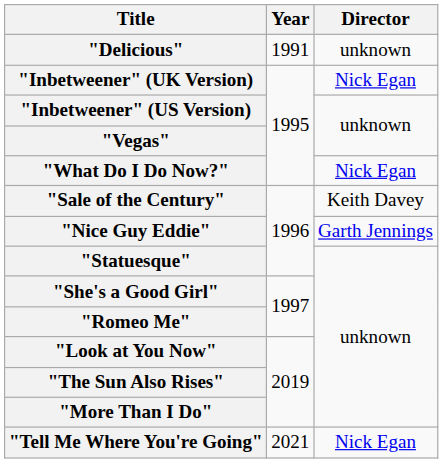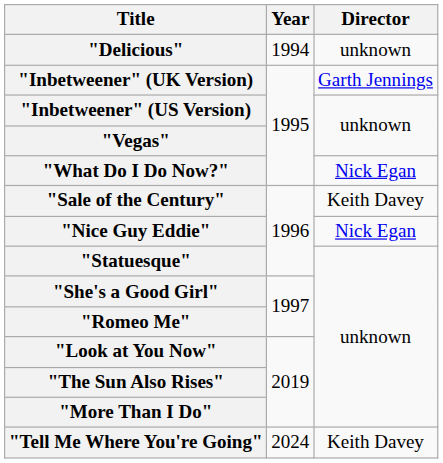(290, 49) 1991 -> (290, 49) 1994
(375, 79) Nick Egan -> (376, 79) Garth Jennings
(376, 230) Garth Jennings -> (375, 230) Nick Egan
(290, 442) 2021 -> (290, 442) 2024
(375, 442) Nick Egan -> (376, 442) Keith Davey
